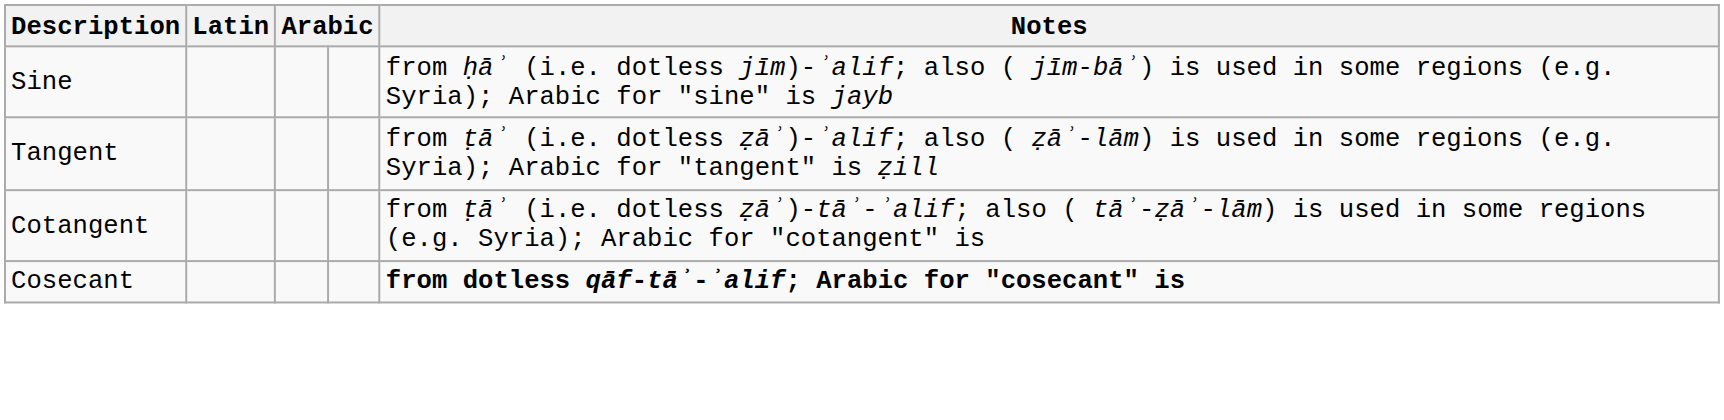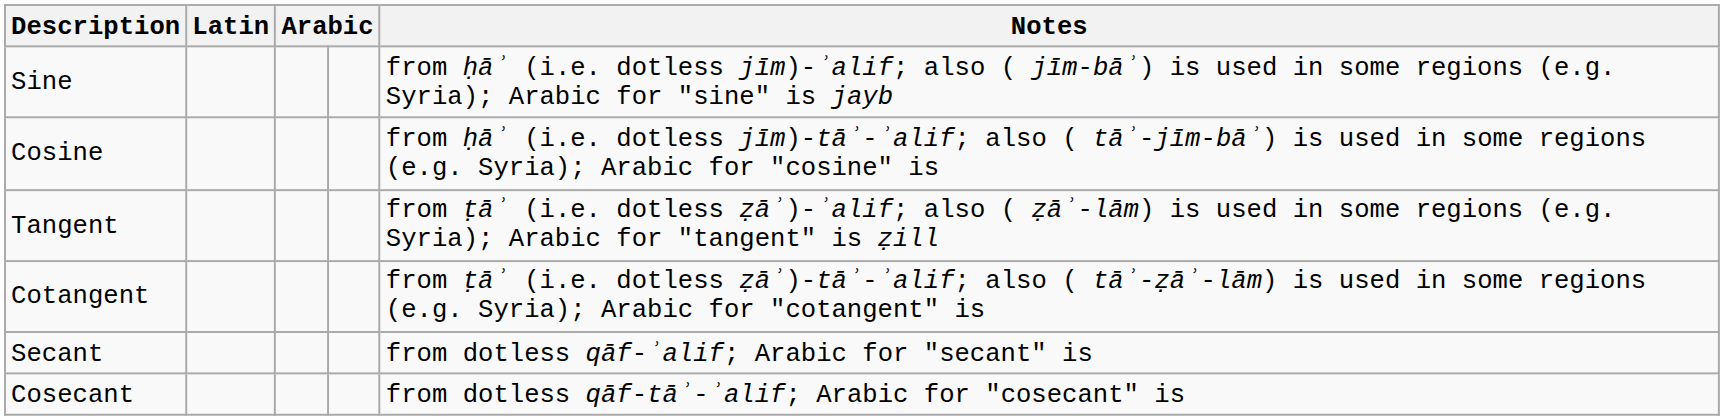+ row: (57, 154)
+ row: (57, 353)
(785, 281) bold -> (785, 394) normal
